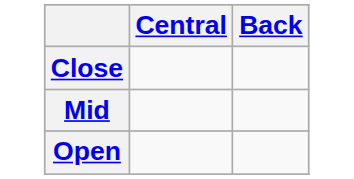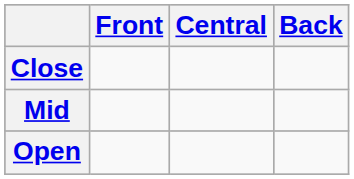+ column: (129, 25)
